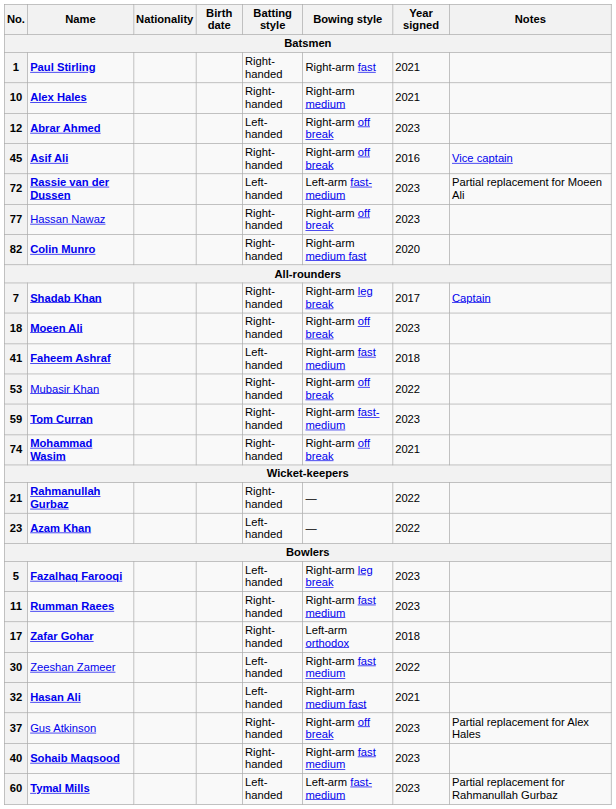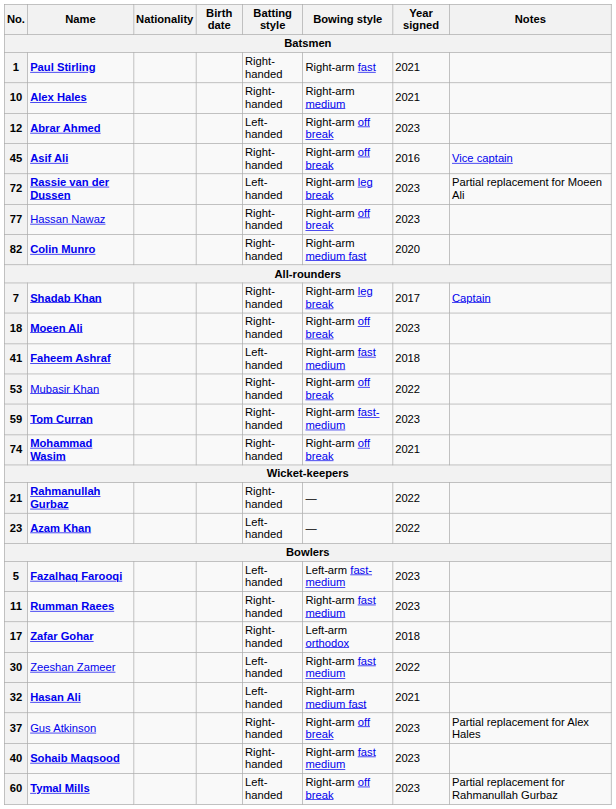(339, 189) Left-arm fast-medium -> (339, 189) Right-arm leg break
(339, 576) Right-arm leg break -> (339, 576) Left-arm fast-medium
(339, 789) Left-arm fast-medium -> (338, 789) Right-arm off break
